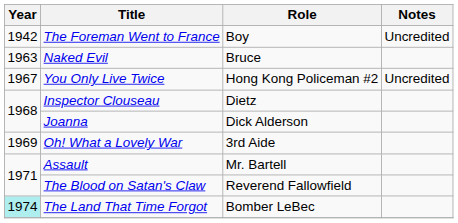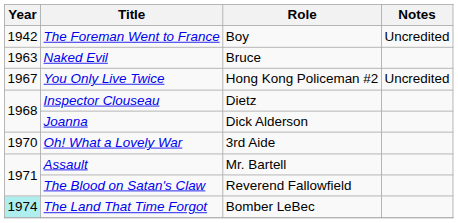(22, 143) 1969 -> (22, 143) 1970
